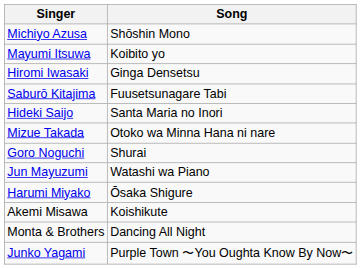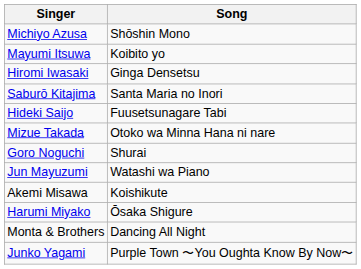(168, 93) Fuusetsunagare Tabi -> (166, 93) Santa Maria no Inori
(166, 113) Santa Maria no Inori -> (168, 113) Fuusetsunagare Tabi
rows swapped: (47, 212) <-> (49, 192)
